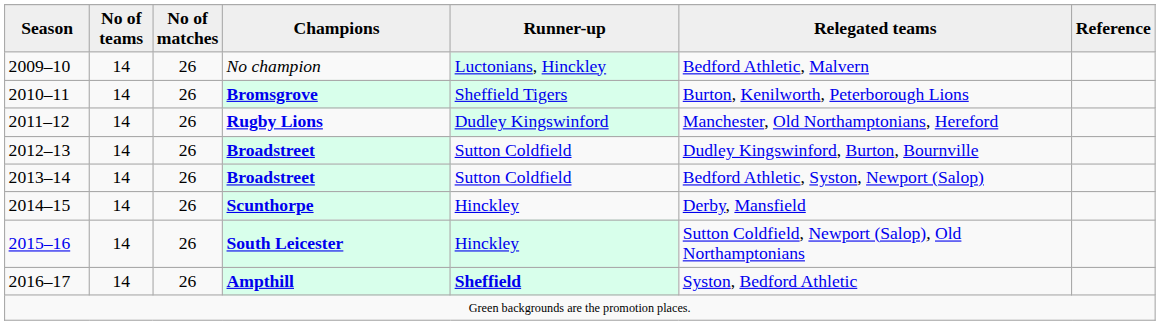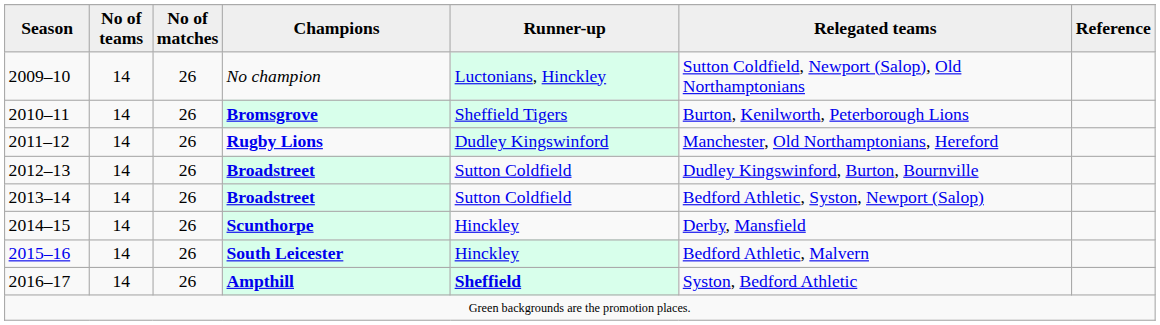(776, 66) Bedford Athletic, Malvern -> (822, 76) Sutton Coldfield, Newport (Salop), Old Northamptonians
(822, 243) Sutton Coldfield, Newport (Salop), Old Northamptonians -> (776, 253) Bedford Athletic, Malvern
